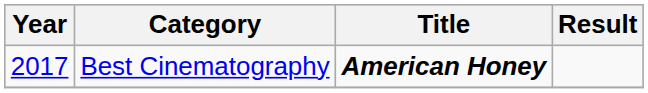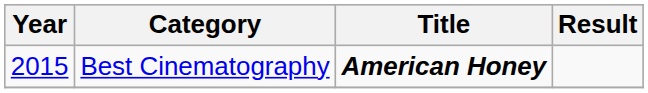(40, 66) 2017 -> (40, 66) 2015
